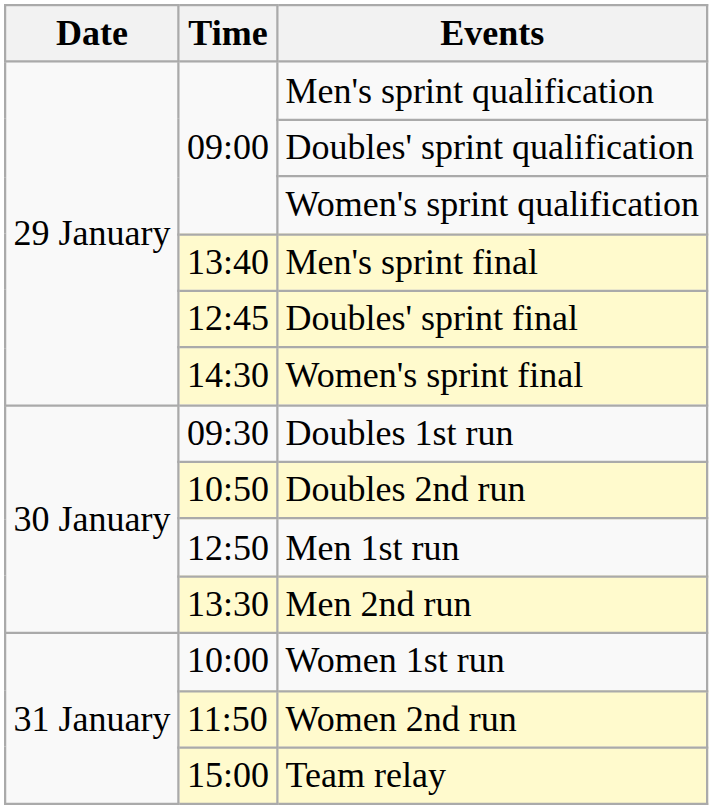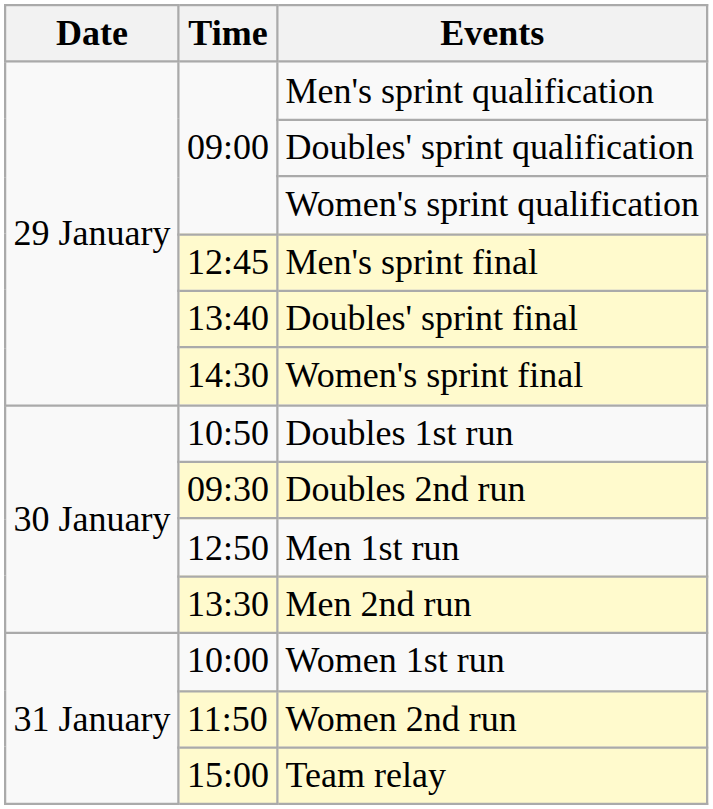(228, 261) 13:40 -> (228, 261) 12:45
(228, 318) 12:45 -> (228, 318) 13:40
(228, 432) 09:30 -> (228, 432) 10:50
(228, 489) 10:50 -> (228, 489) 09:30
